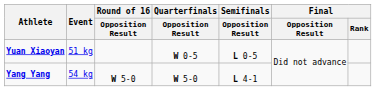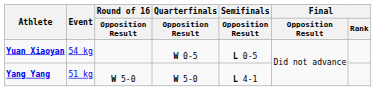(81, 51) 51 kg -> (81, 51) 54 kg
(81, 74) 54 kg -> (81, 74) 51 kg
